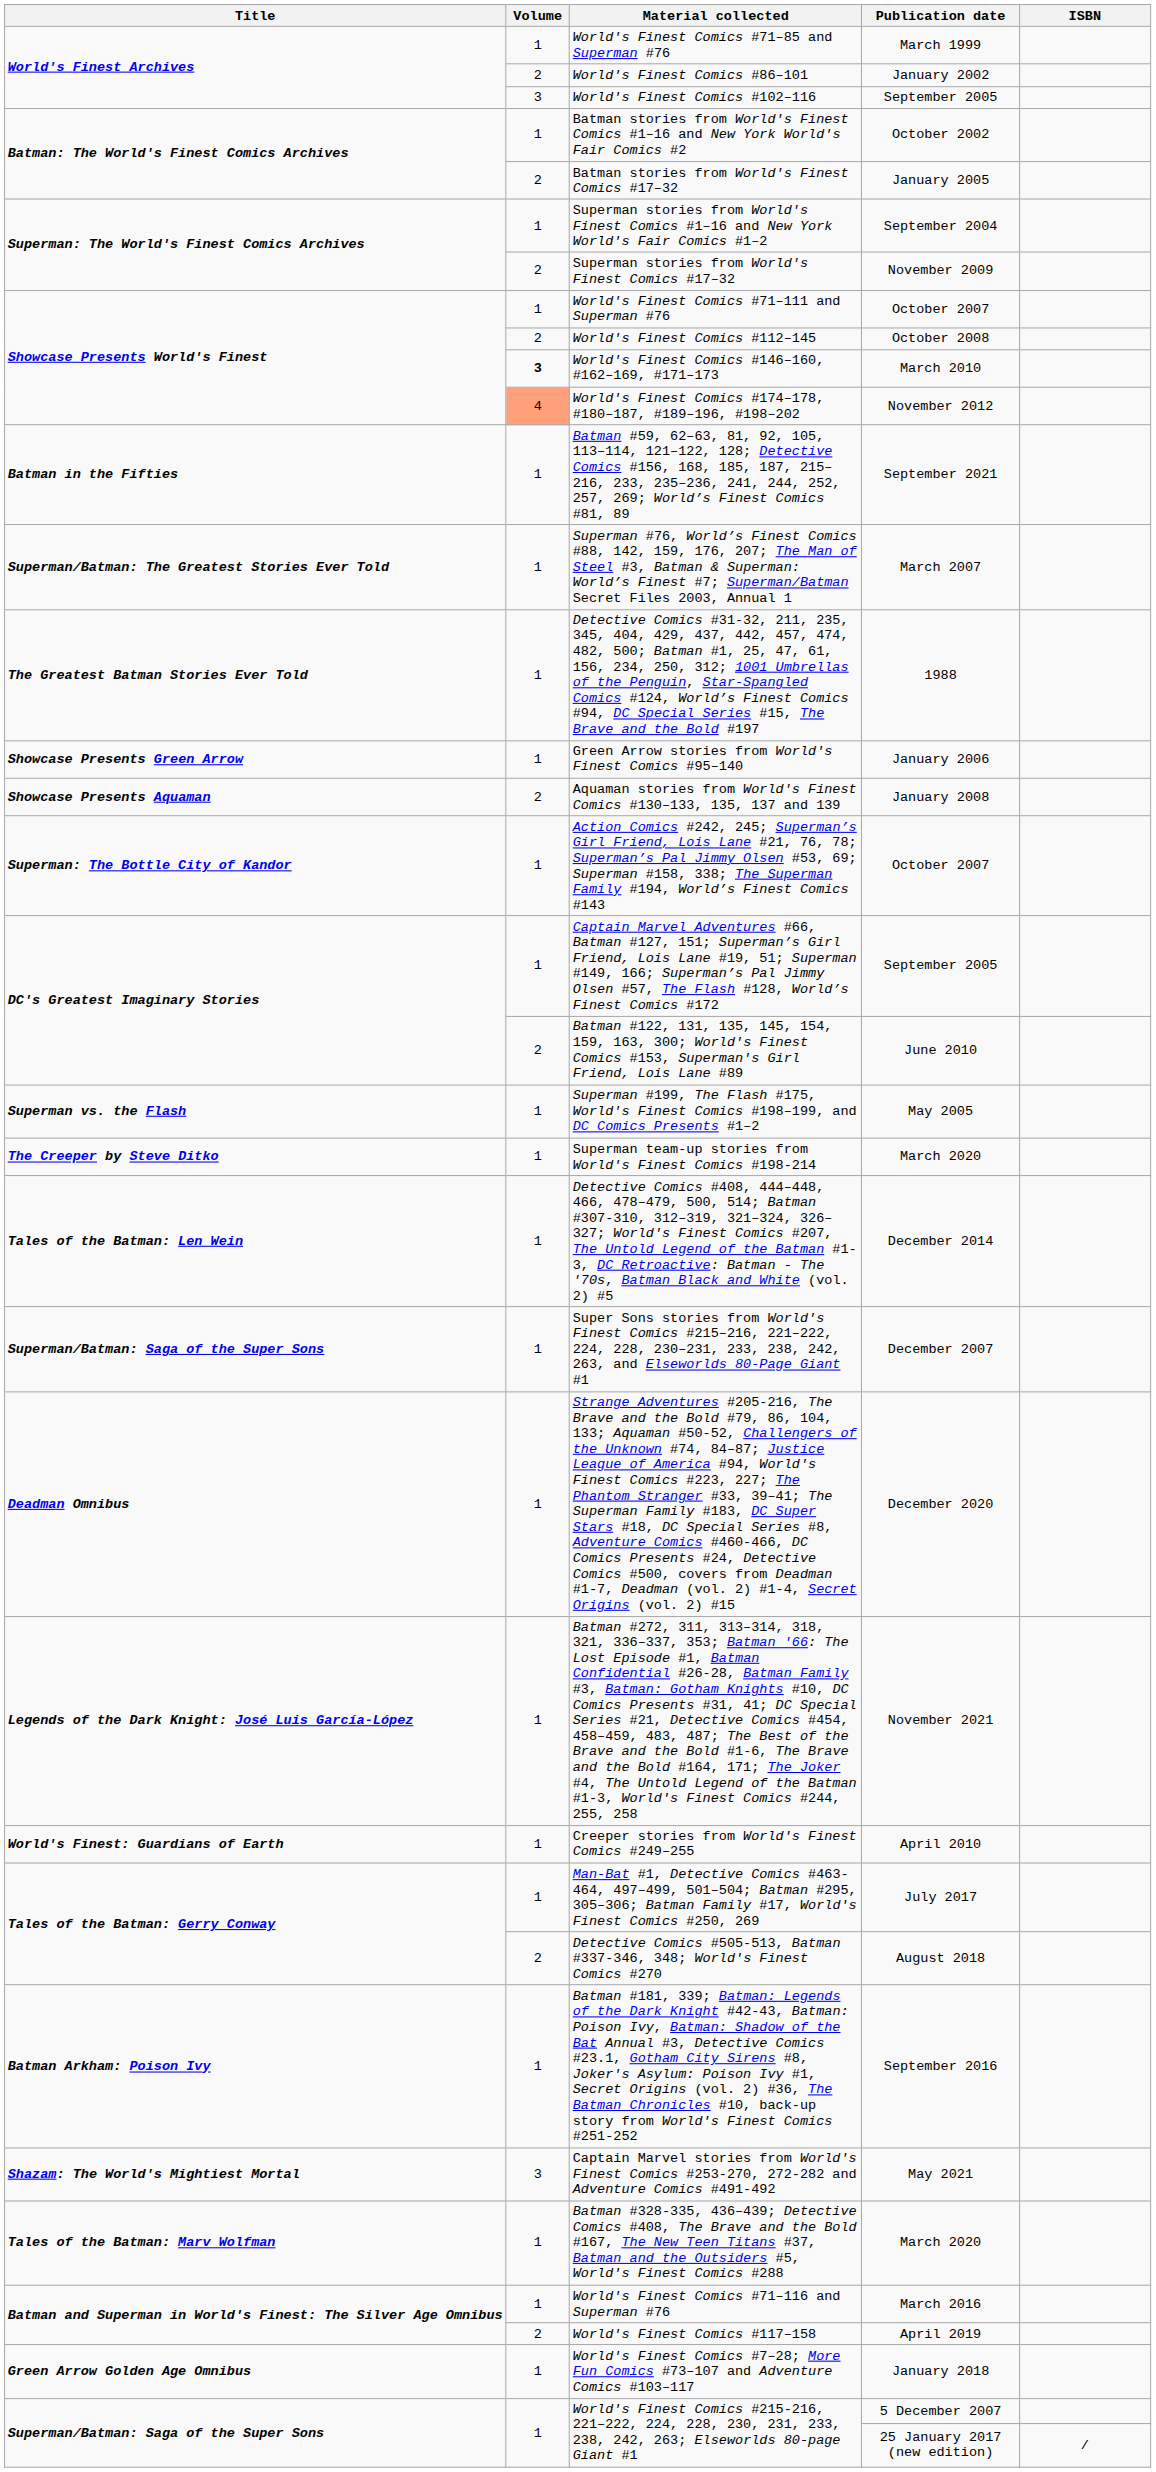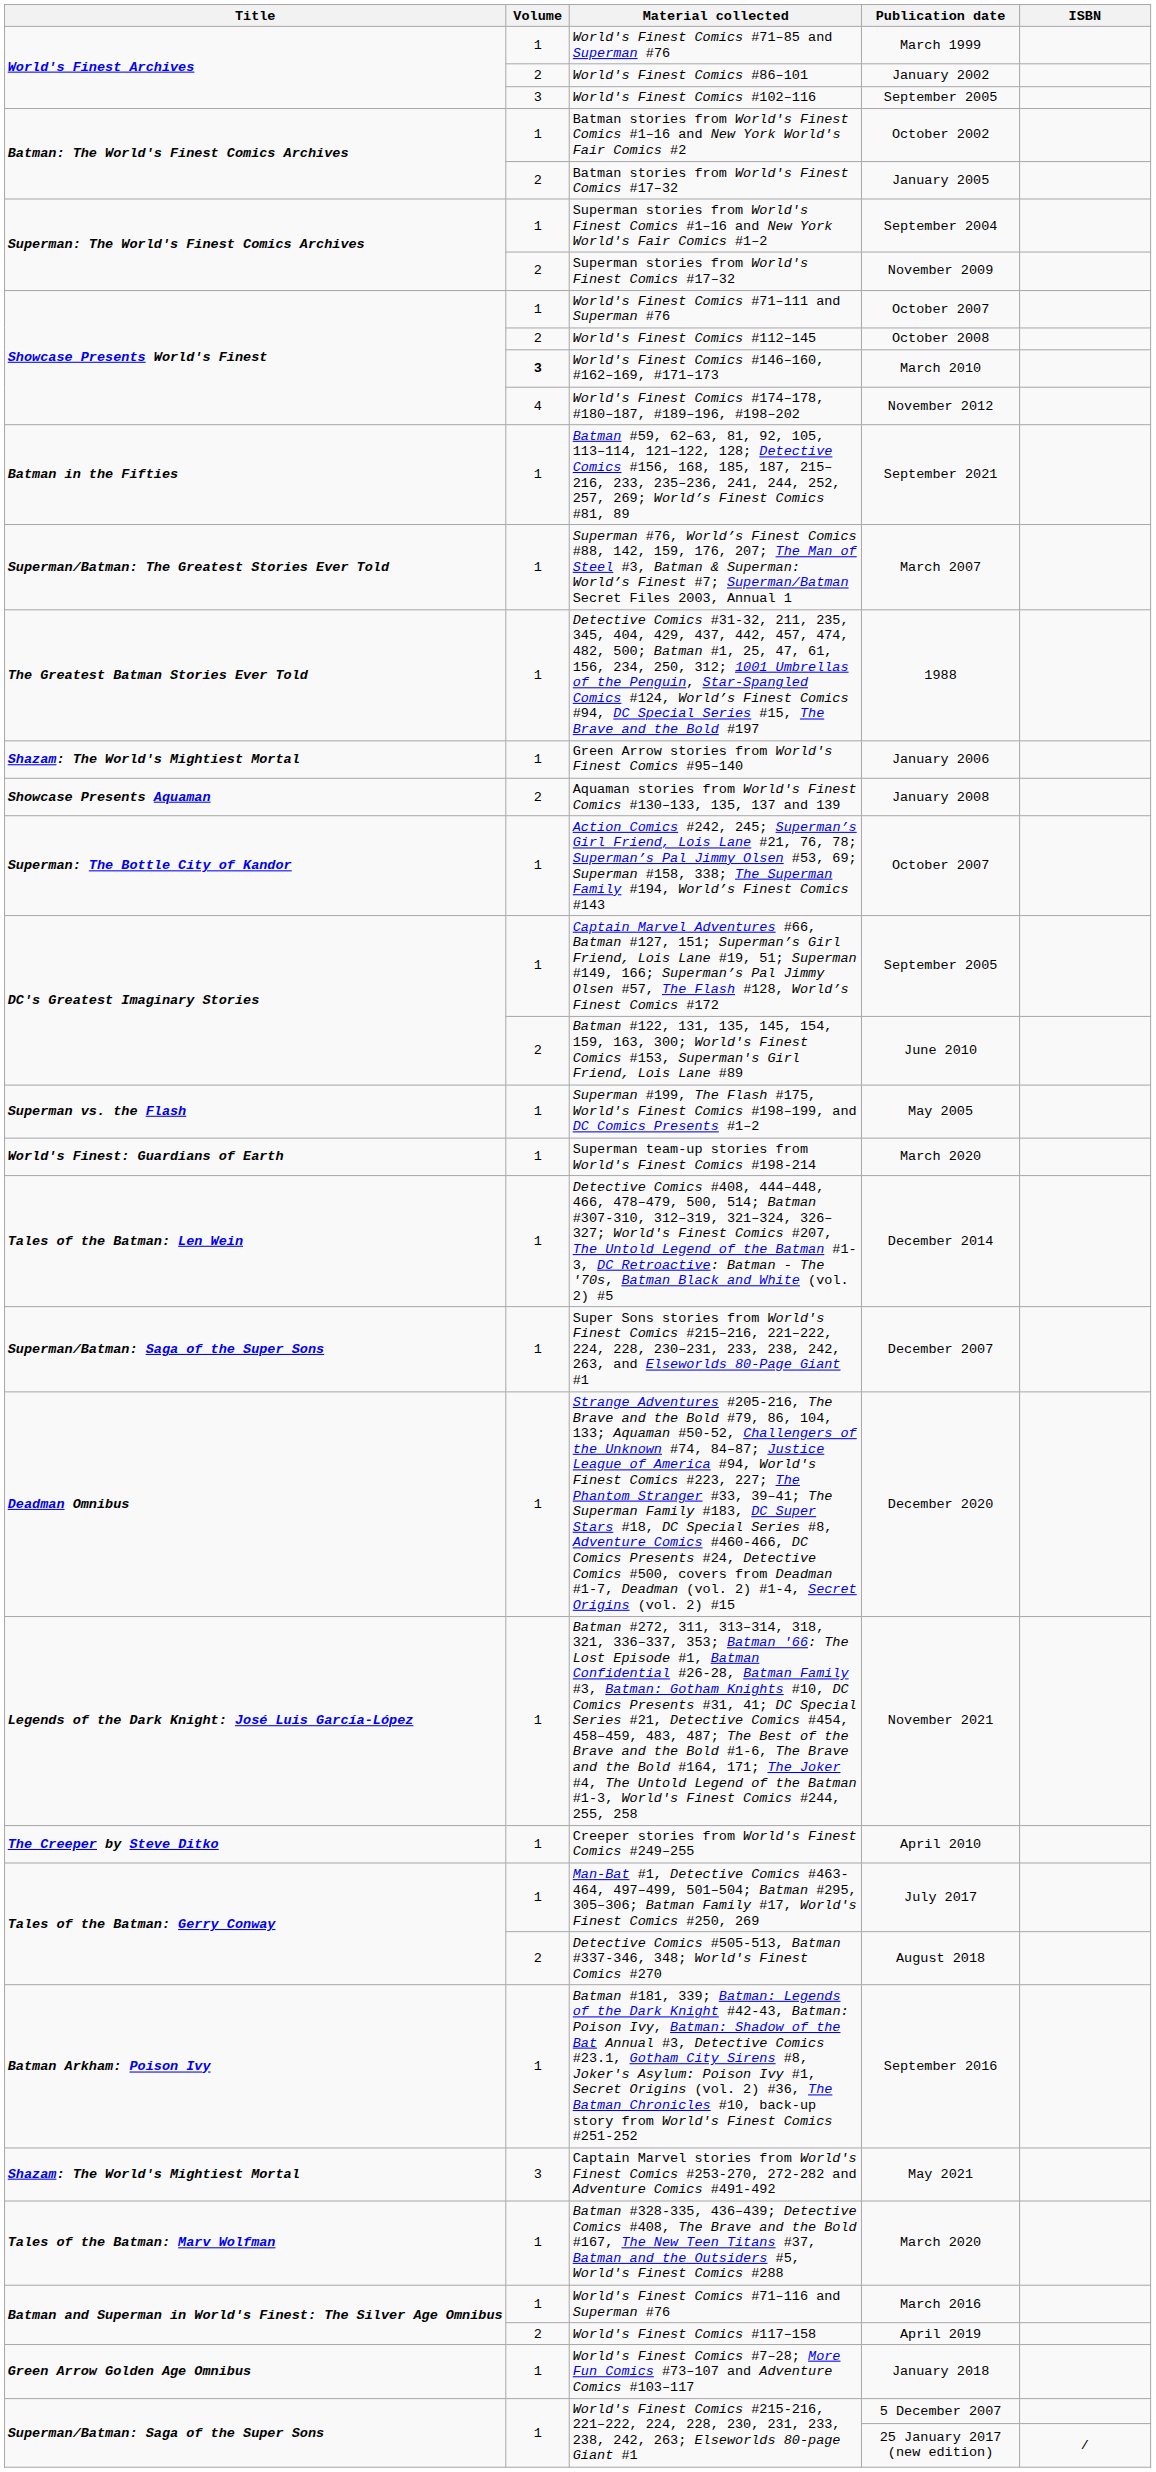(538, 406) lightsalmon background -> (538, 406) no background
(125, 759) Showcase Presents Green Arrow -> (154, 759) Shazam: The World's Mightiest Mortal
(113, 1157) The Creeper by Steve Ditko -> (146, 1157) World's Finest: Guardians of Earth
(146, 1844) World's Finest: Guardians of Earth -> (113, 1844) The Creeper by Steve Ditko
